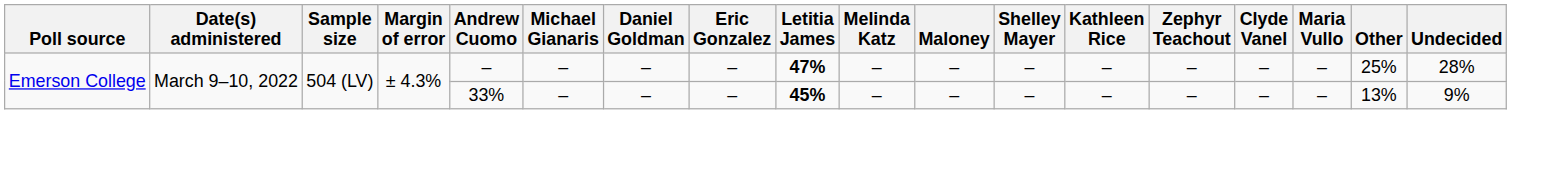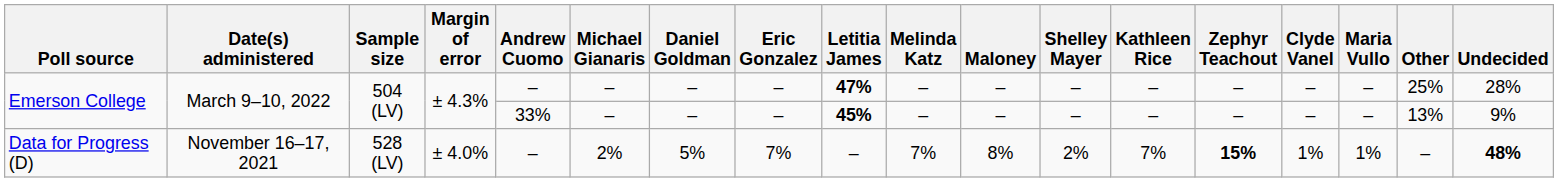+ row: (79, 153)
